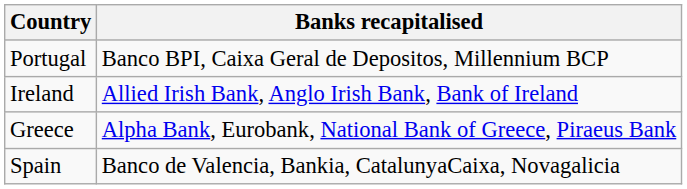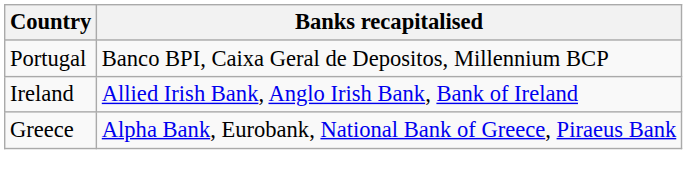- row: (36, 165)
